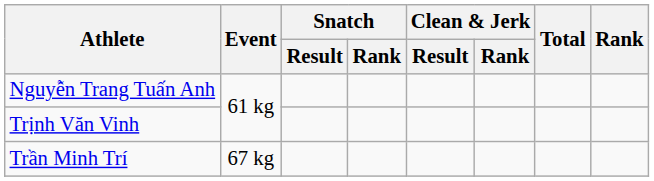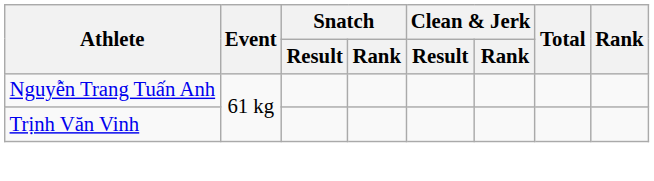- row: (69, 158)
